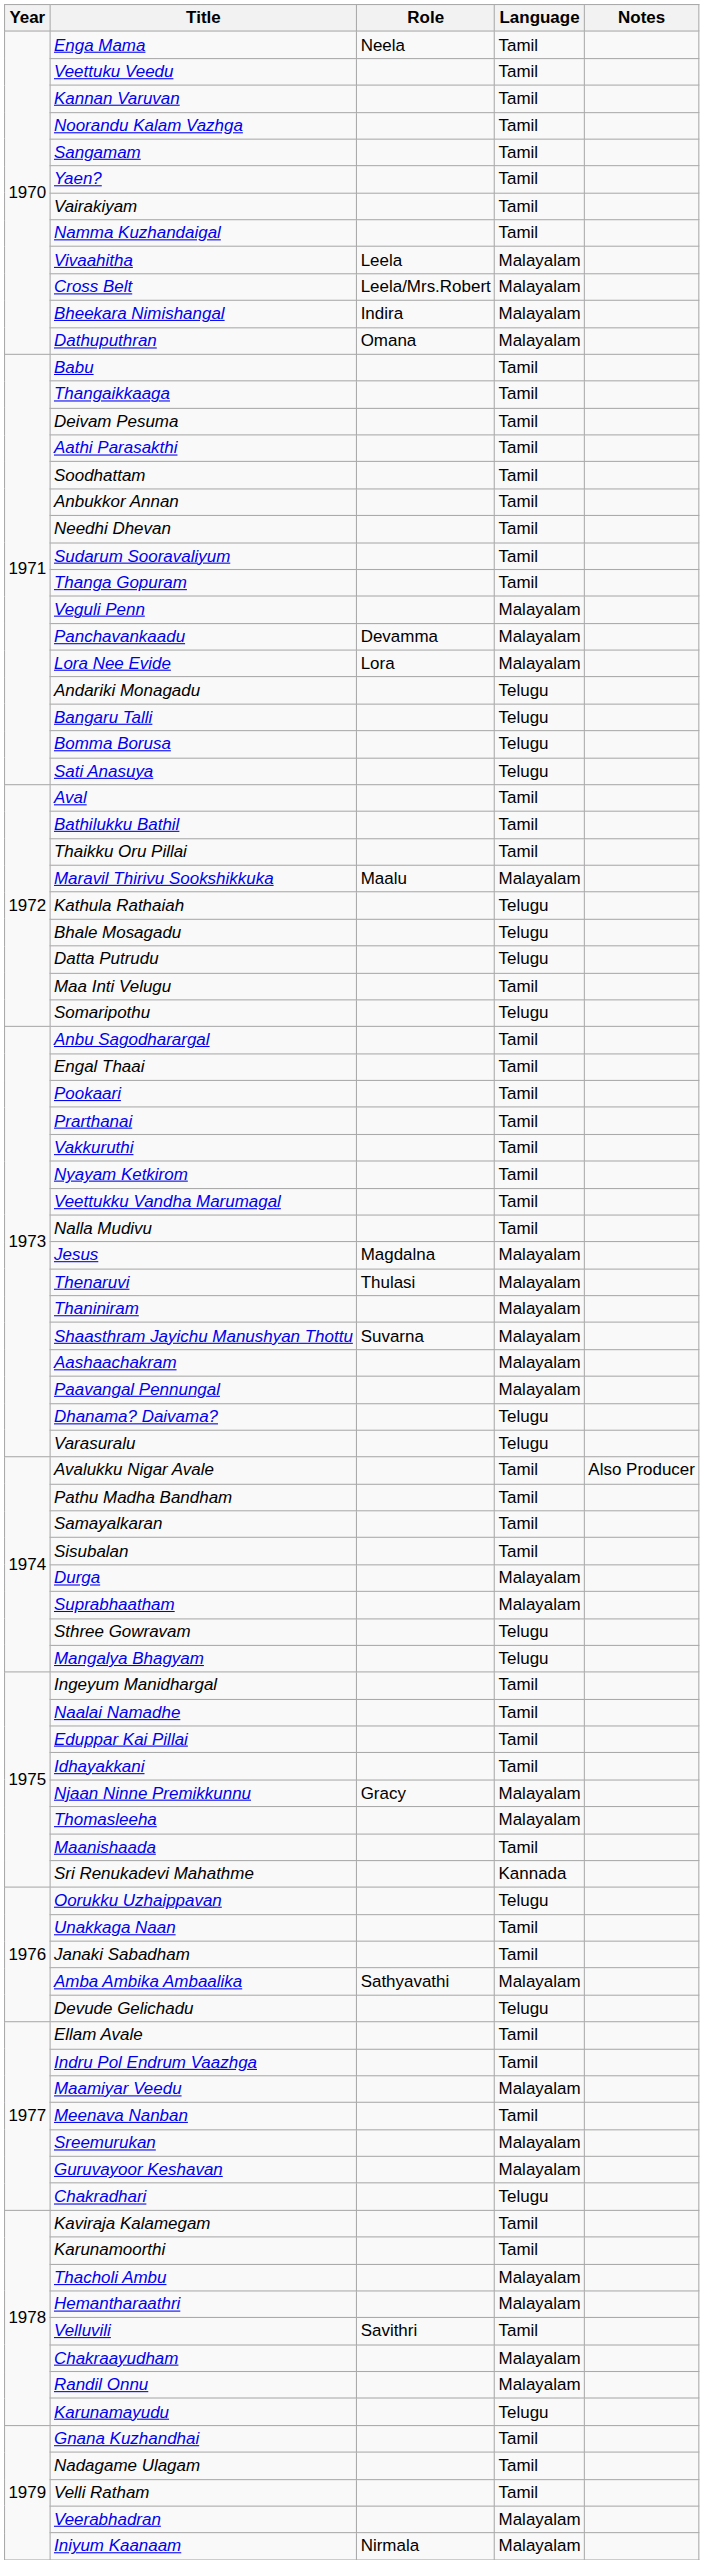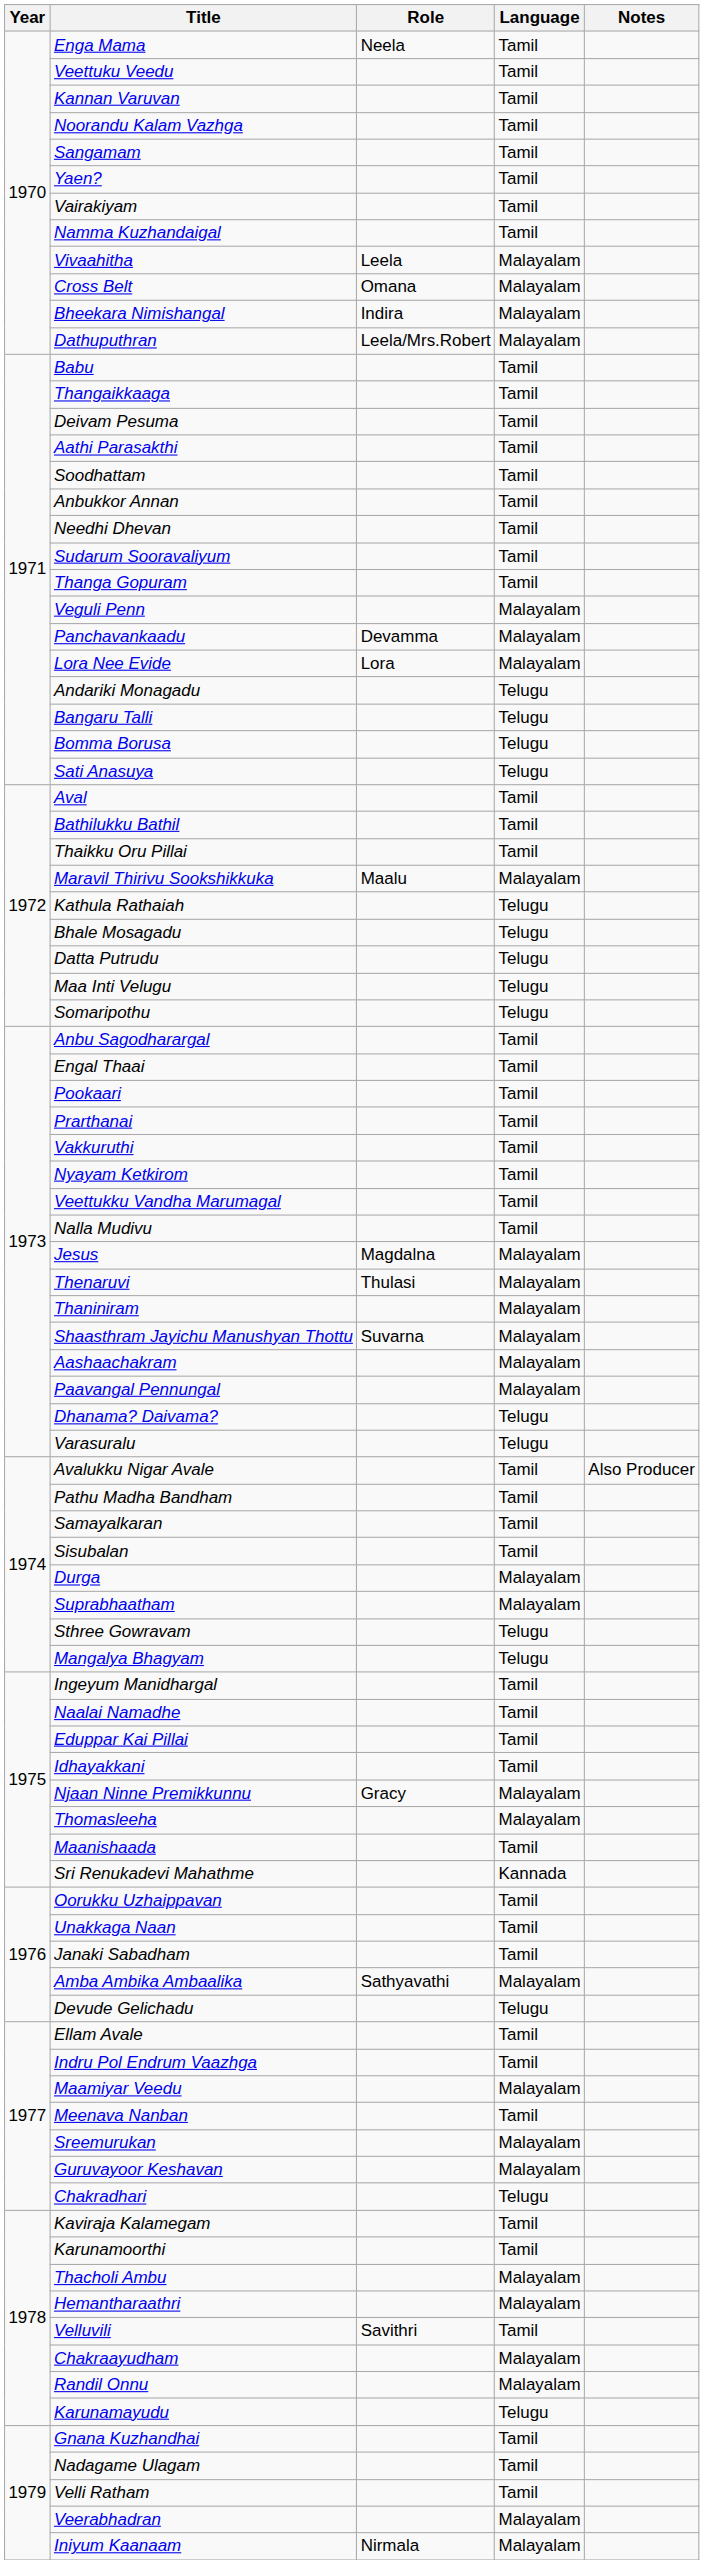(426, 286) Leela/Mrs.Robert -> (388, 286) Omana
(388, 340) Omana -> (426, 340) Leela/Mrs.Robert
(518, 986) Tamil -> (524, 986) Telugu
(524, 1900) Telugu -> (518, 1900) Tamil
